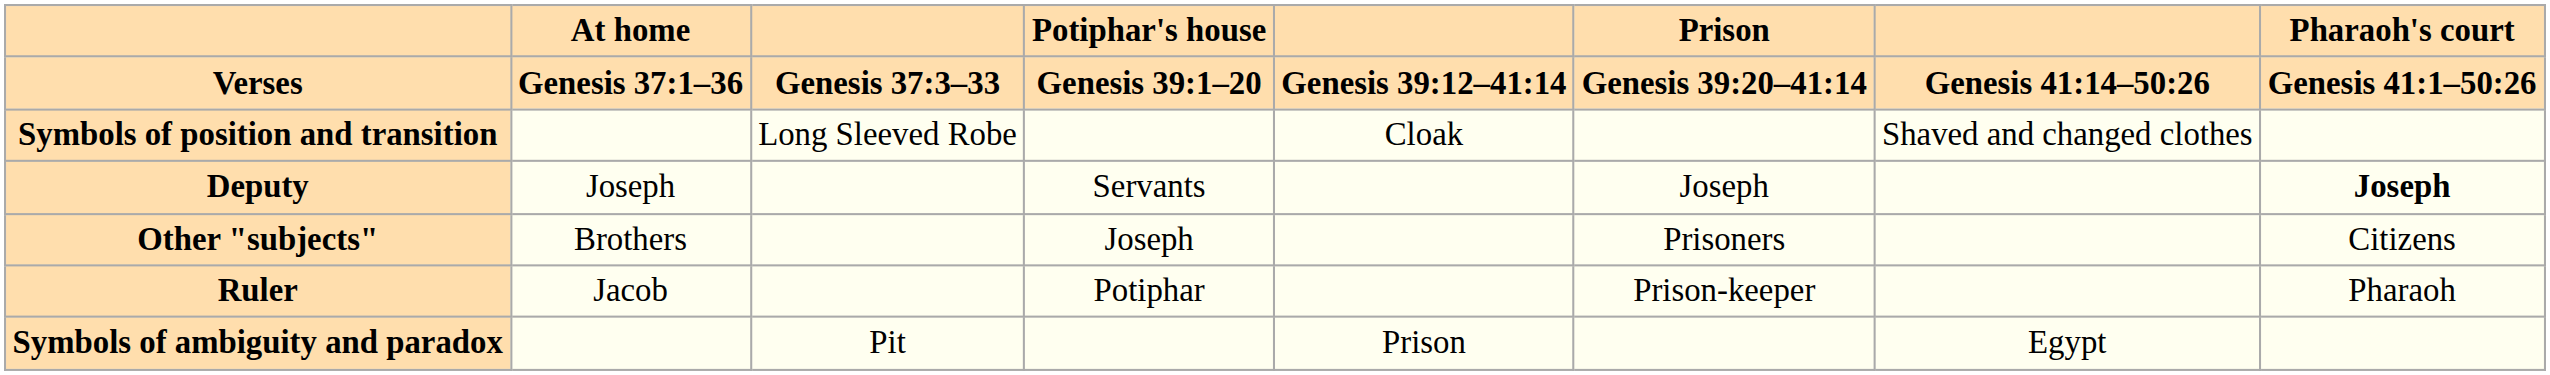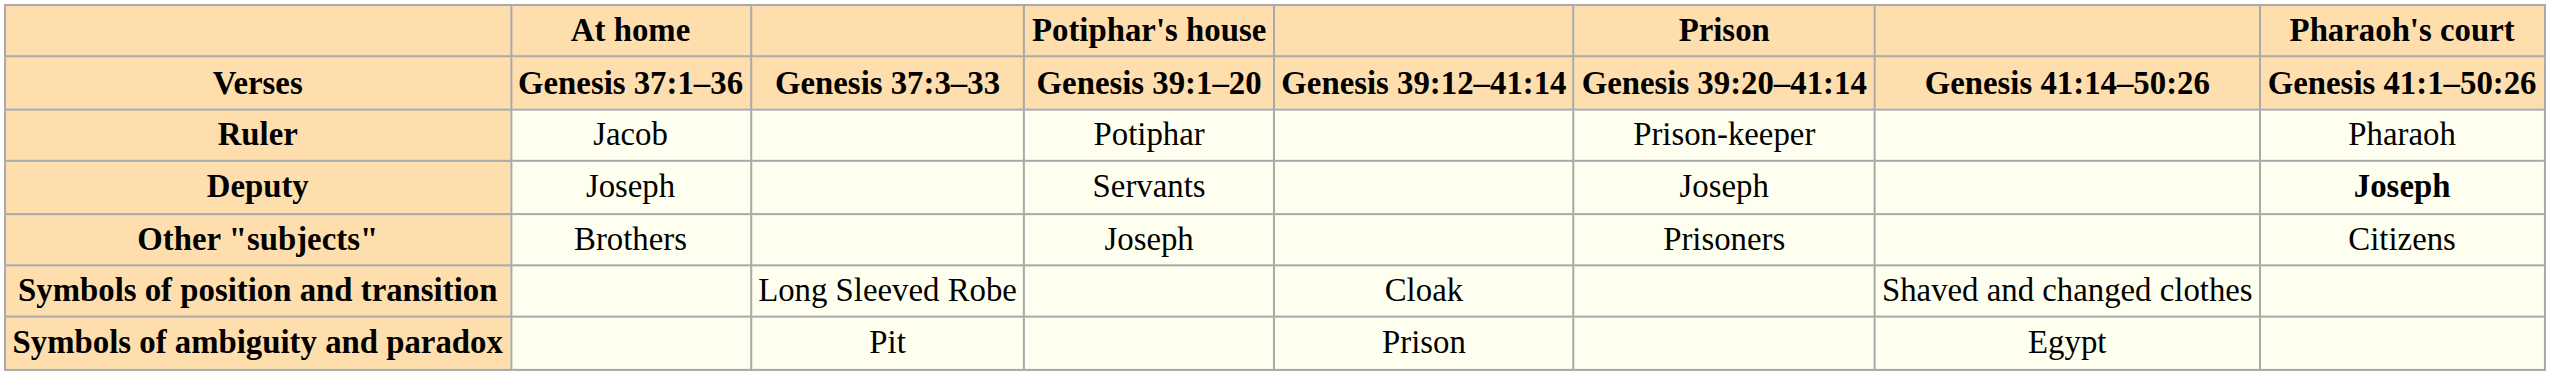rows swapped: (258, 290) <-> (258, 134)
